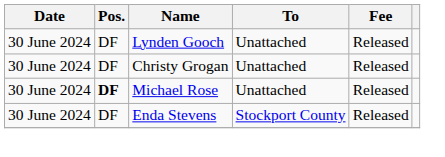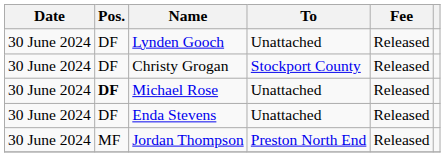(271, 66) Unattached -> (306, 66) Stockport County
(291, 115) Stockport County -> (286, 115) Unattached
+ row: (188, 139)
